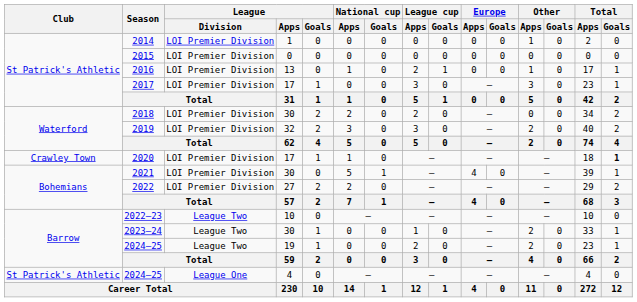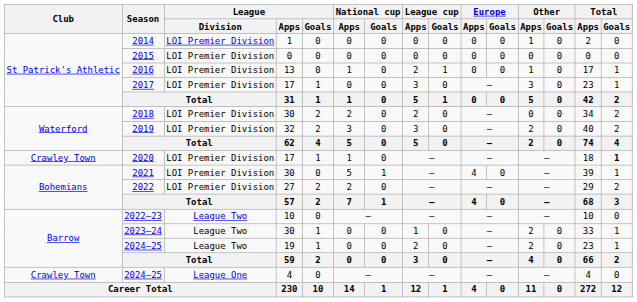(63, 275) St Patrick's Athletic -> (63, 275) Crawley Town
